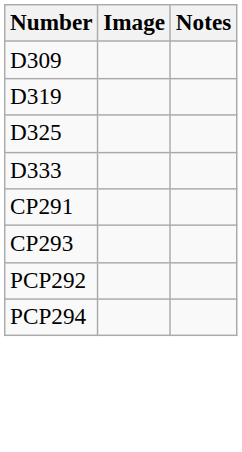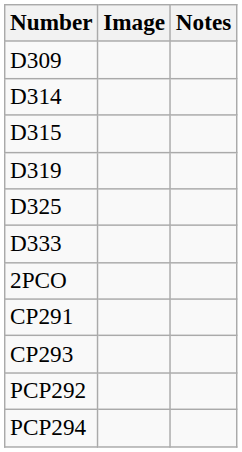+ row: (36, 96)
+ row: (36, 133)
+ row: (38, 280)
